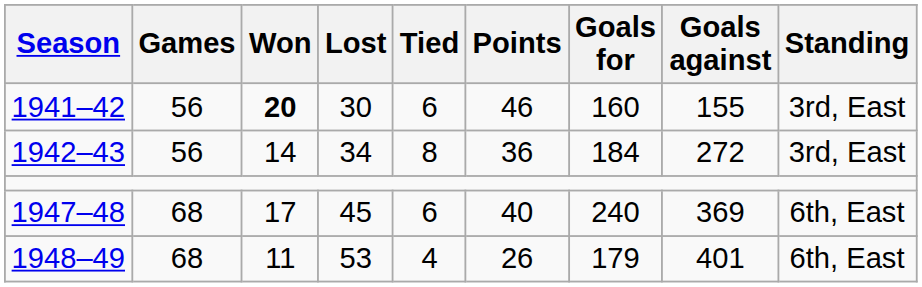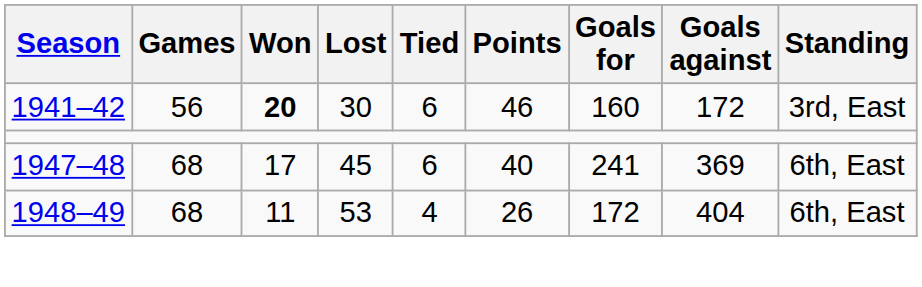(720, 106) 155 -> (720, 106) 172
- row: (68, 152)
(615, 212) 240 -> (615, 166) 241
(615, 258) 179 -> (615, 212) 172
(720, 258) 401 -> (720, 212) 404
